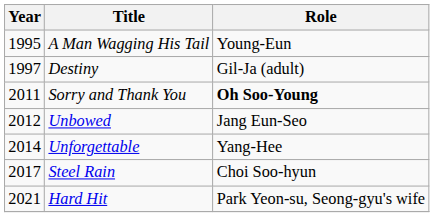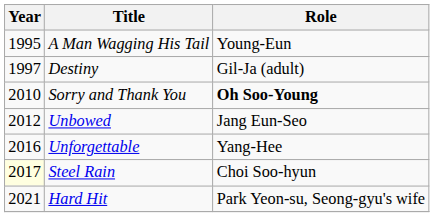(25, 95) 2011 -> (25, 95) 2010
(25, 146) 2014 -> (25, 146) 2016
(25, 172) no background -> (25, 172) lightyellow background
